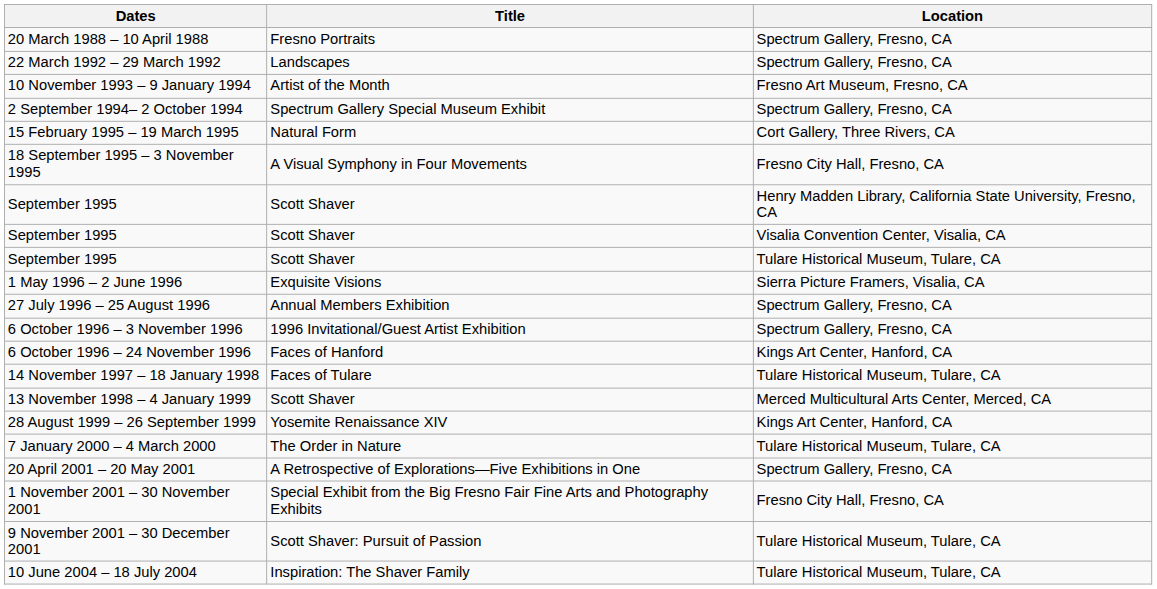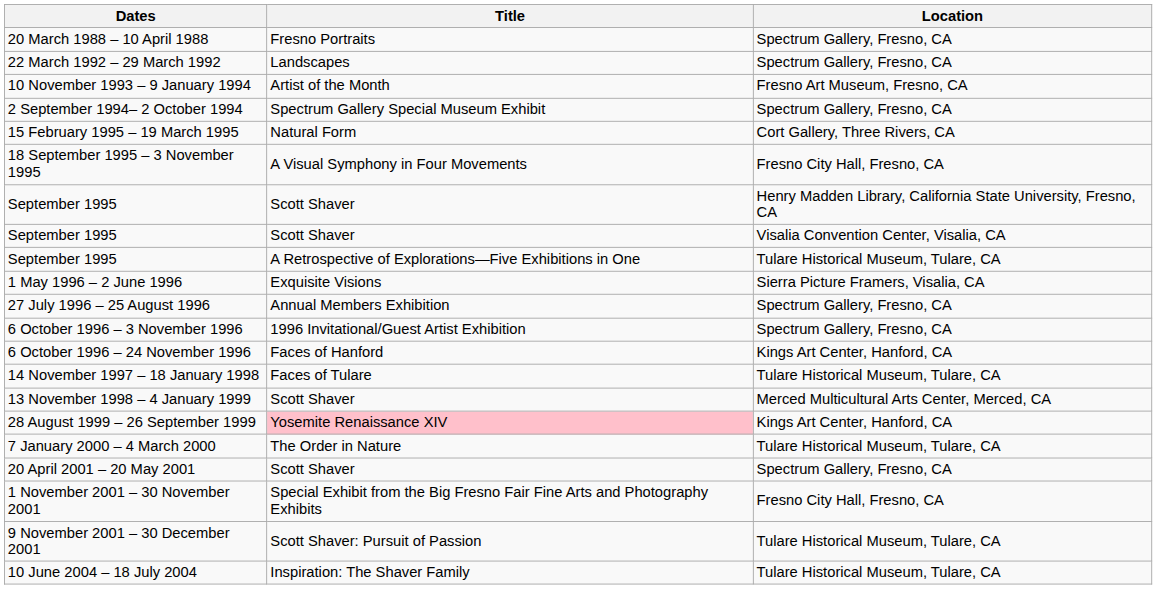(312, 259) Scott Shaver -> (455, 259) A Retrospective of Explorations—Five Exhibitions in One
(359, 422) no background -> (359, 422) pink background
(455, 469) A Retrospective of Explorations—Five Exhibitions in One -> (312, 469) Scott Shaver
